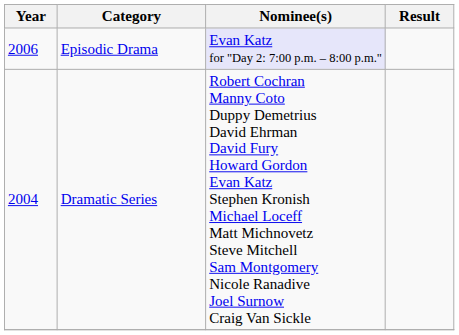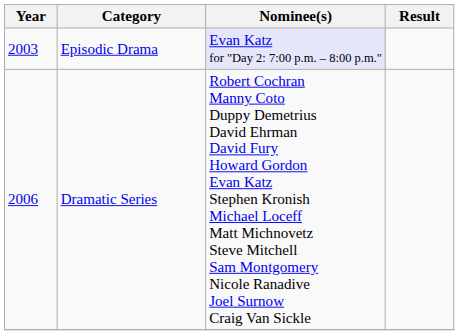(23, 48) 2006 -> (23, 48) 2003
(23, 199) 2004 -> (23, 199) 2006
